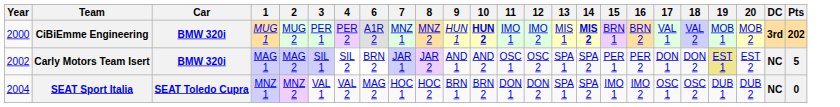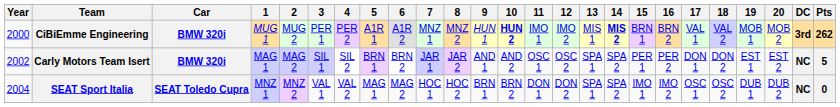+ column: (374, 12)
(796, 34) 202 -> (824, 34) 262
(723, 61) khaki background -> (751, 61) no background
